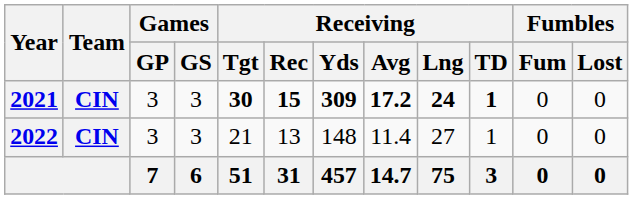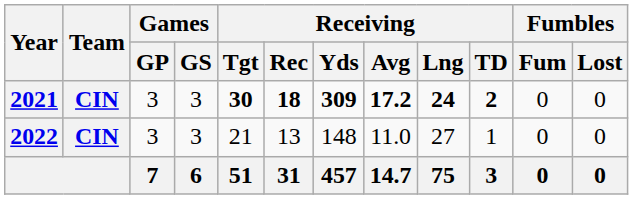(289, 99) 15 -> (289, 99) 18
(491, 99) 1 -> (491, 99) 2
(391, 136) 11.4 -> (391, 136) 11.0
